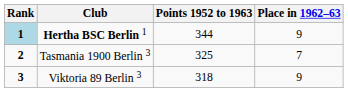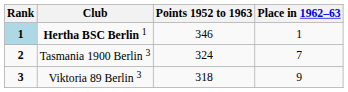(204, 33) 344 -> (204, 33) 346
(299, 33) 9 -> (299, 33) 1
(204, 55) 325 -> (204, 55) 324
